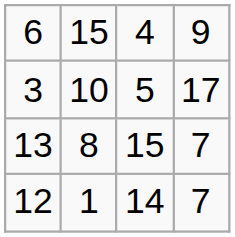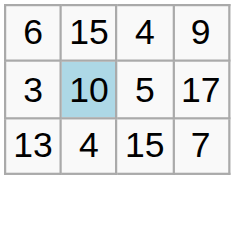(89, 88) no background -> (89, 88) lightblue background
(89, 145) 8 -> (89, 145) 4
- row: (33, 201)
